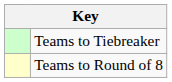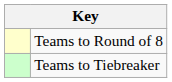rows swapped: (99, 65) <-> (97, 41)
